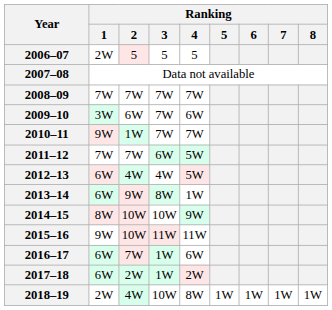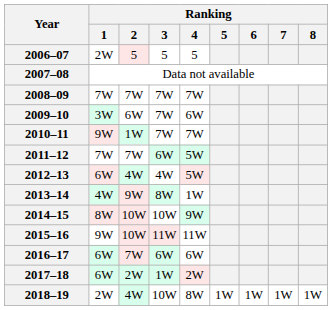(104, 194) 6W -> (104, 194) 4W
(164, 255) 1W -> (164, 255) 6W
